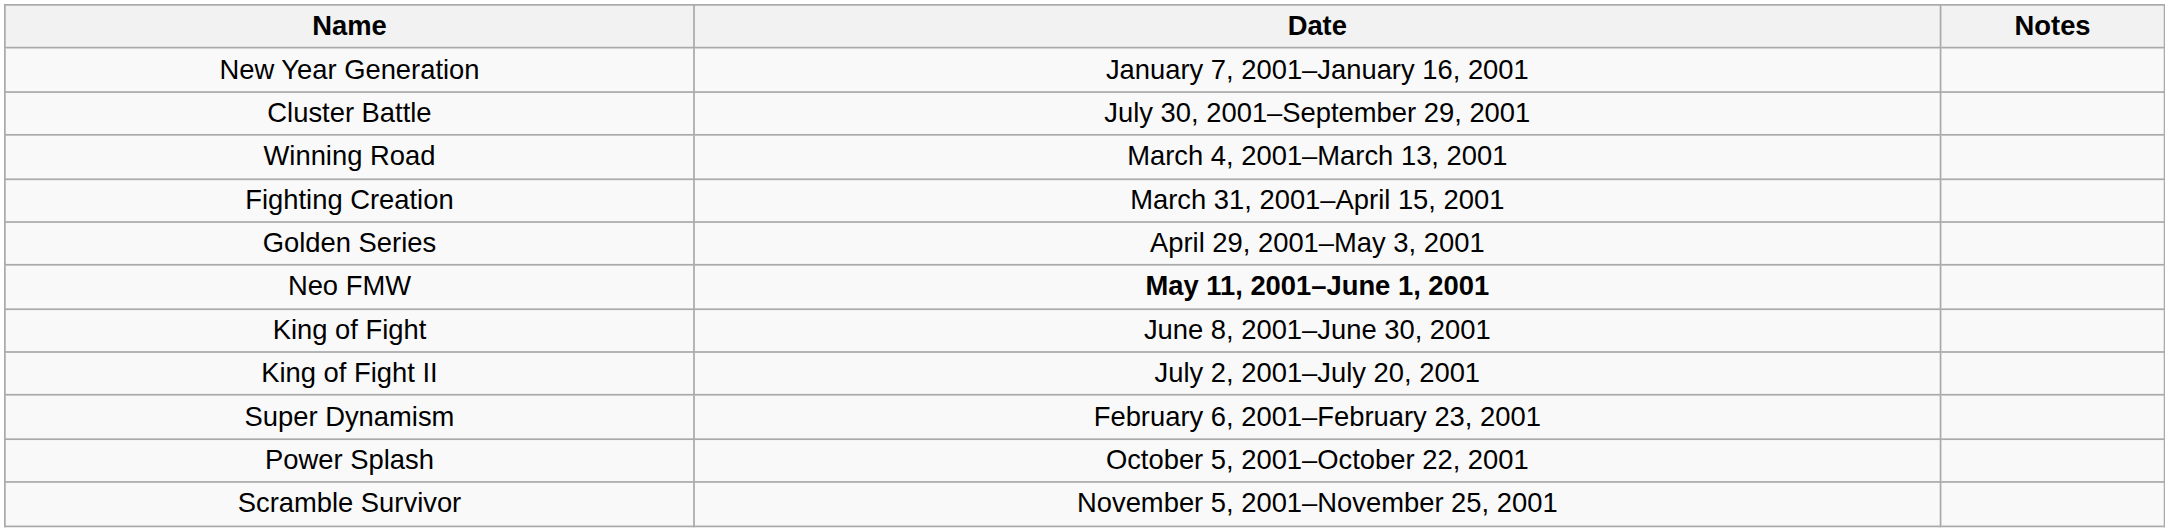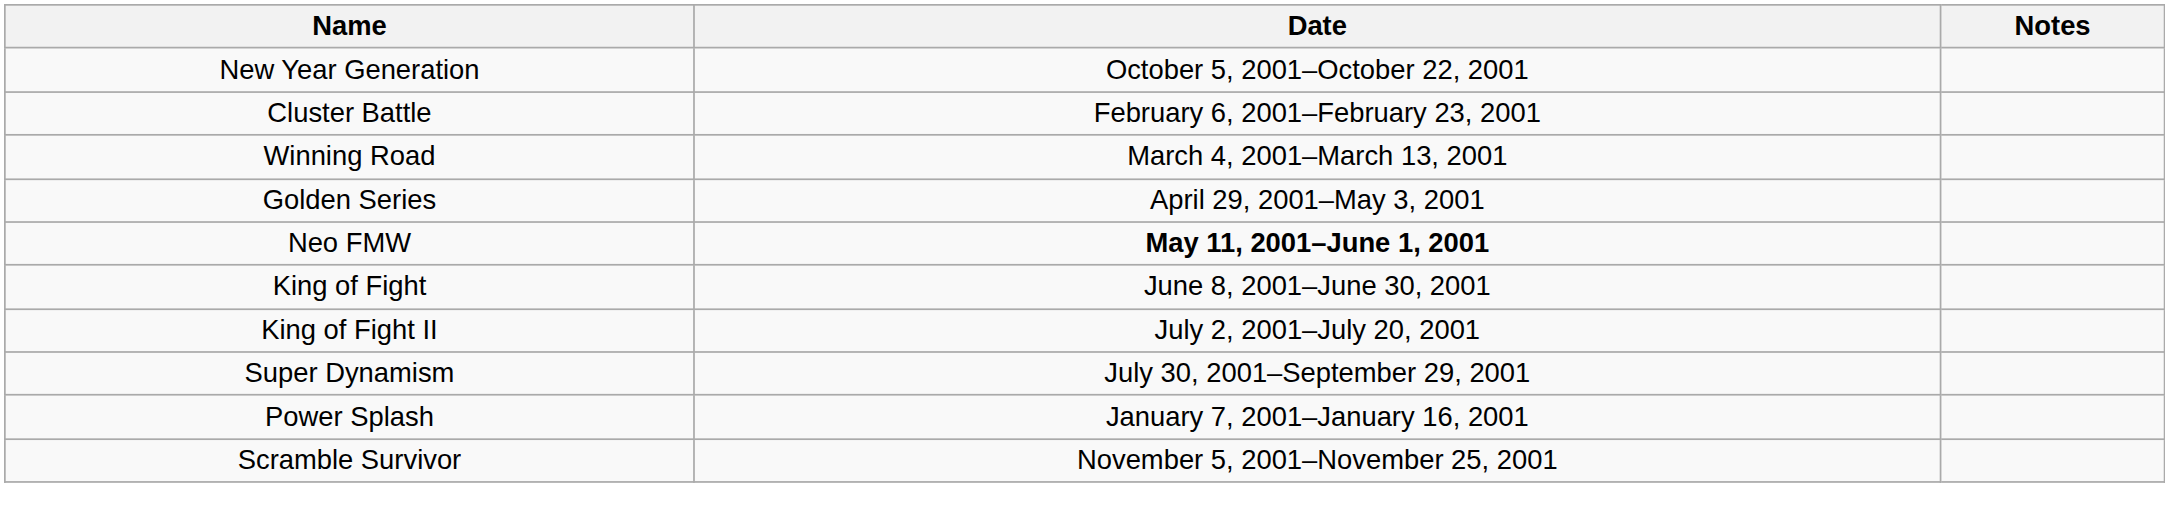(1317, 69) January 7, 2001–January 16, 2001 -> (1317, 69) October 5, 2001–October 22, 2001
(1317, 112) July 30, 2001–September 29, 2001 -> (1317, 112) February 6, 2001–February 23, 2001
- row: (349, 199)
(1317, 416) February 6, 2001–February 23, 2001 -> (1317, 373) July 30, 2001–September 29, 2001
(1317, 460) October 5, 2001–October 22, 2001 -> (1317, 416) January 7, 2001–January 16, 2001
